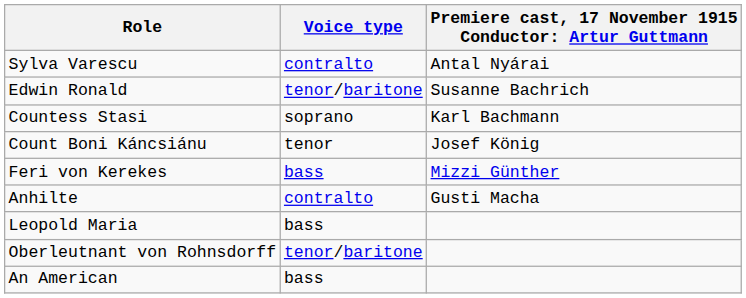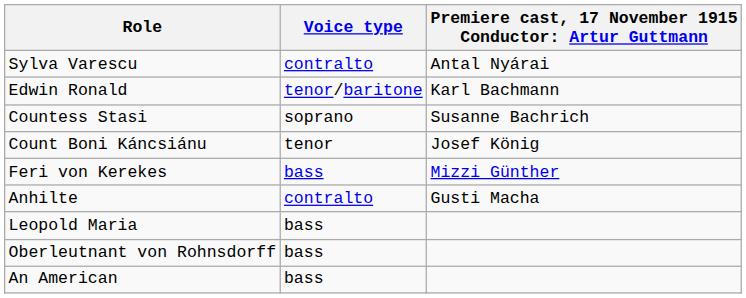(510, 91) Susanne Bachrich -> (495, 91) Karl Bachmann
(495, 118) Karl Bachmann -> (510, 118) Susanne Bachrich
(353, 252) tenor/baritone -> (304, 252) bass
